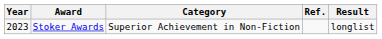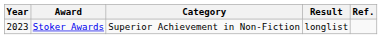columns swapped: (353, 12) <-> (315, 12)
